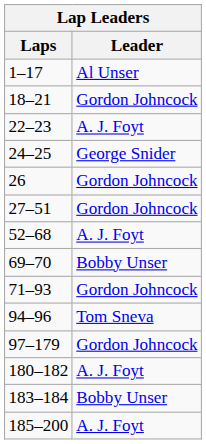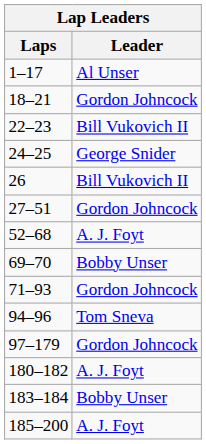(110, 126) A. J. Foyt -> (132, 126) Bill Vukovich II
(137, 180) Gordon Johncock -> (132, 180) Bill Vukovich II
